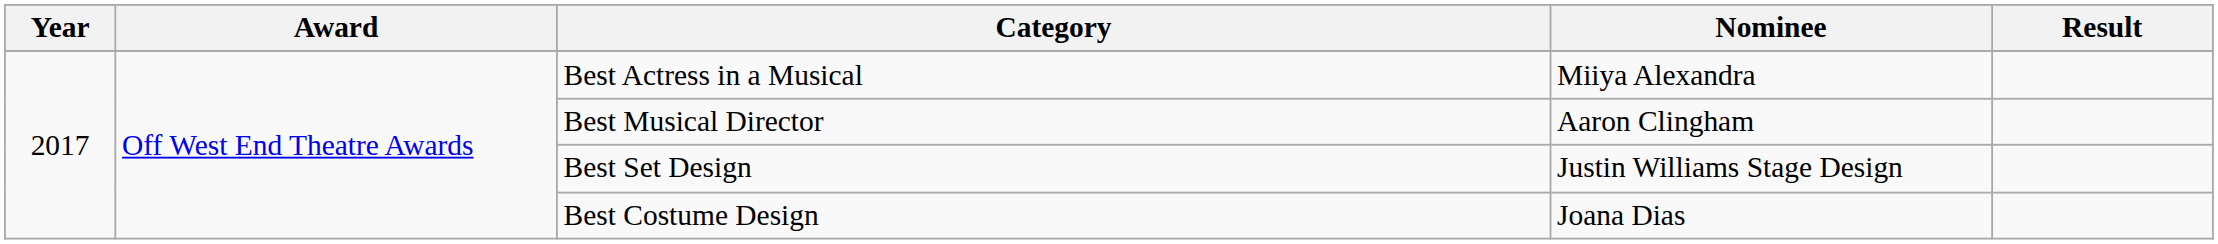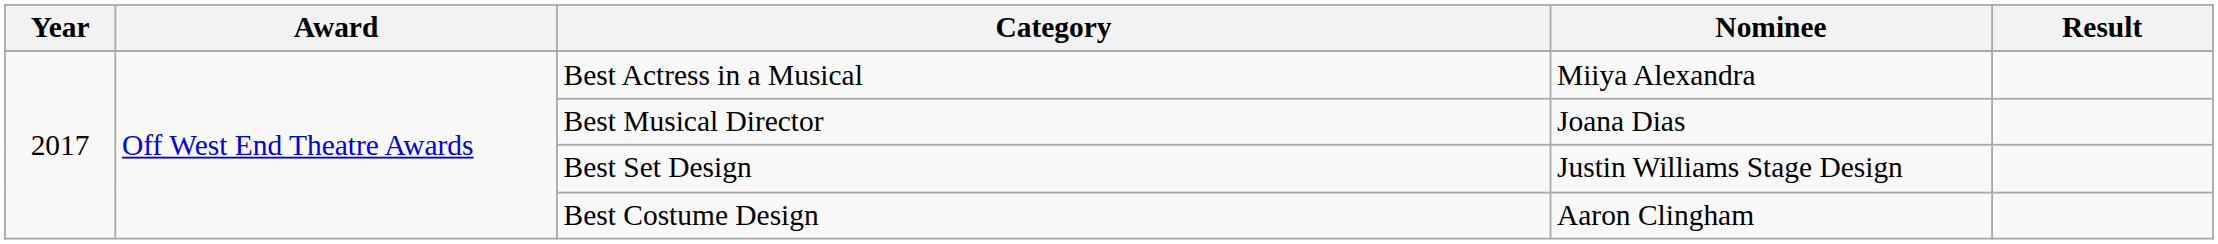(1656, 121) Aaron Clingham -> (1621, 121) Joana Dias
(1621, 214) Joana Dias -> (1656, 214) Aaron Clingham
